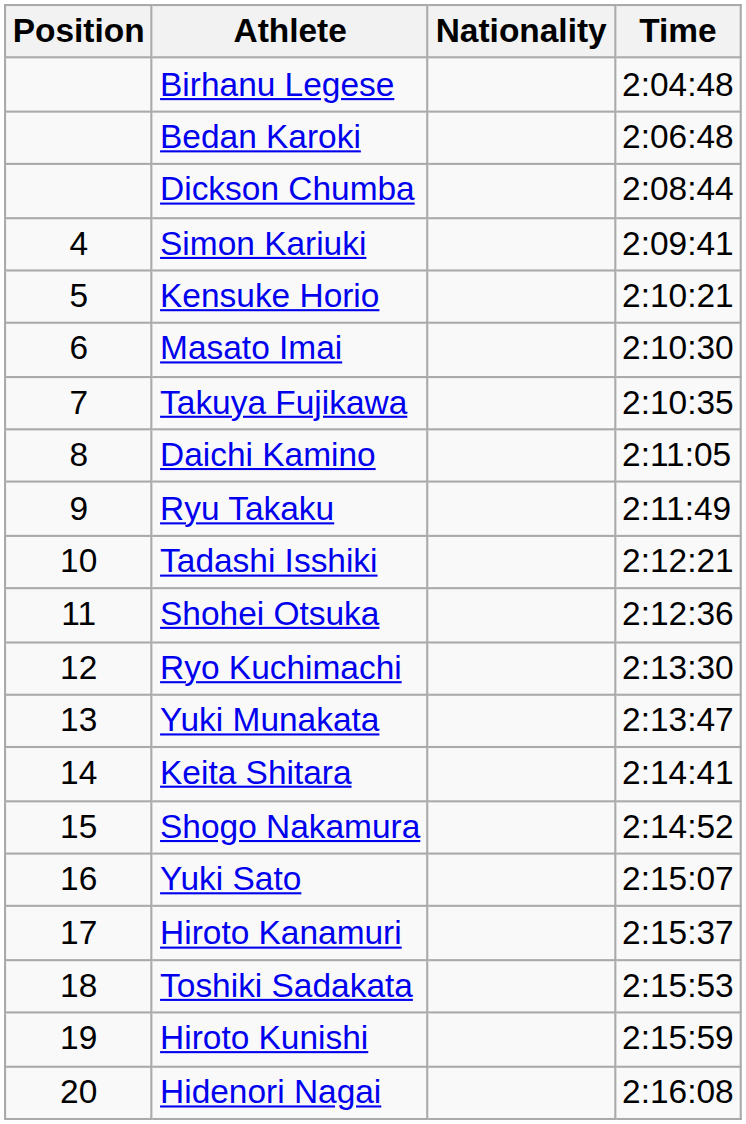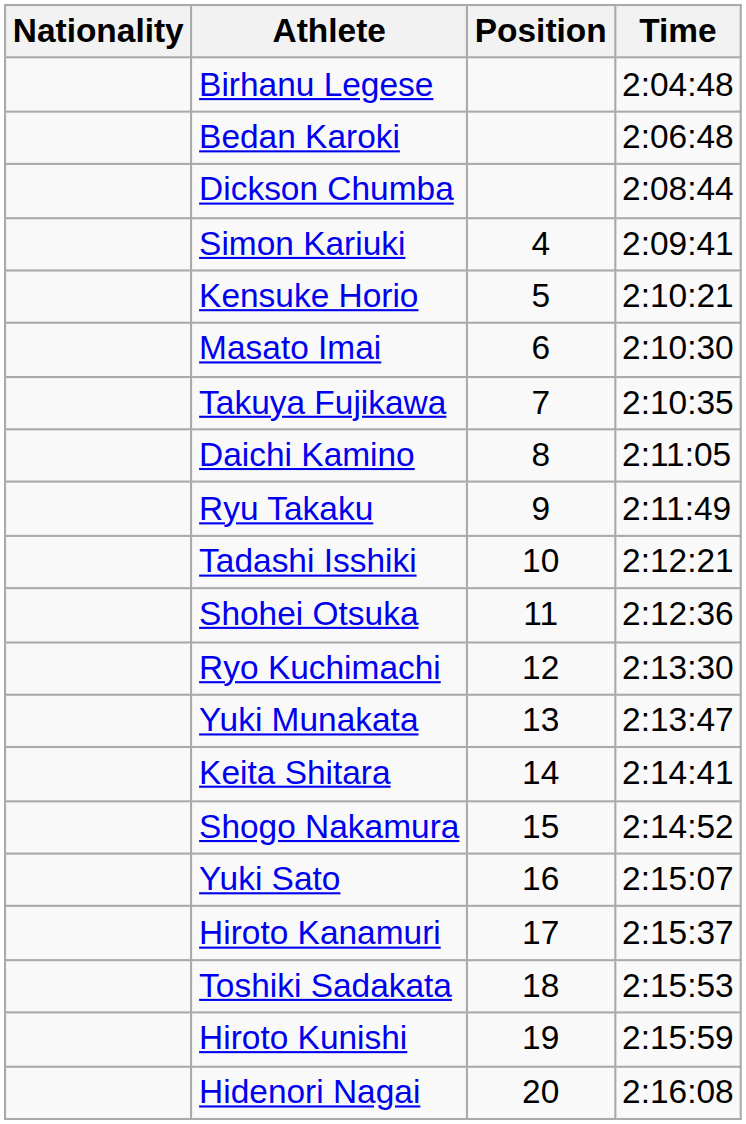columns swapped: (79, 31) <-> (521, 31)
